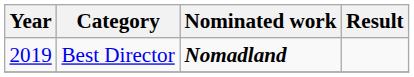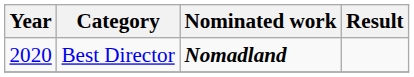(31, 54) 2019 -> (31, 54) 2020
